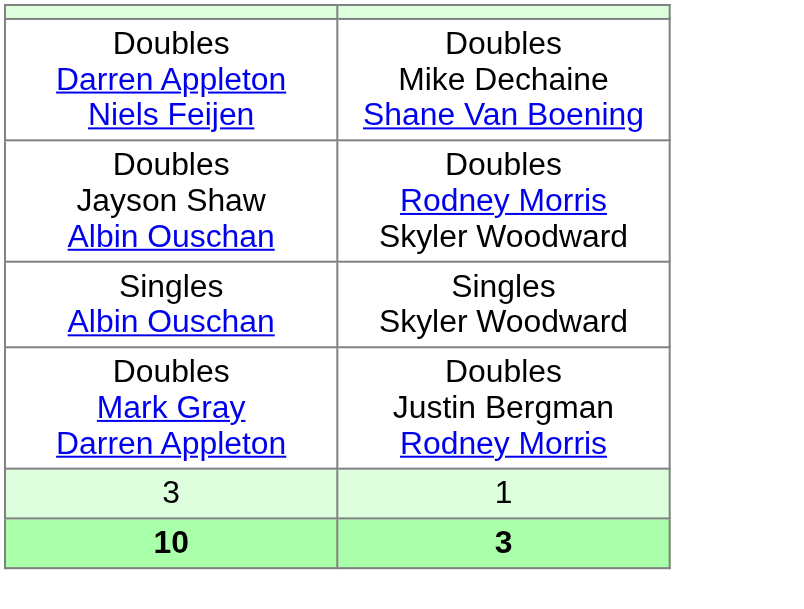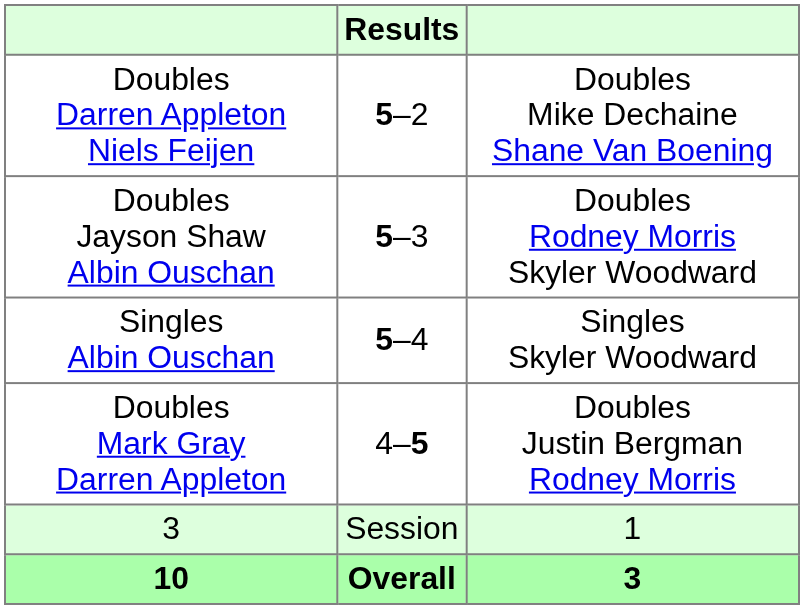+ column: (402, 29)
